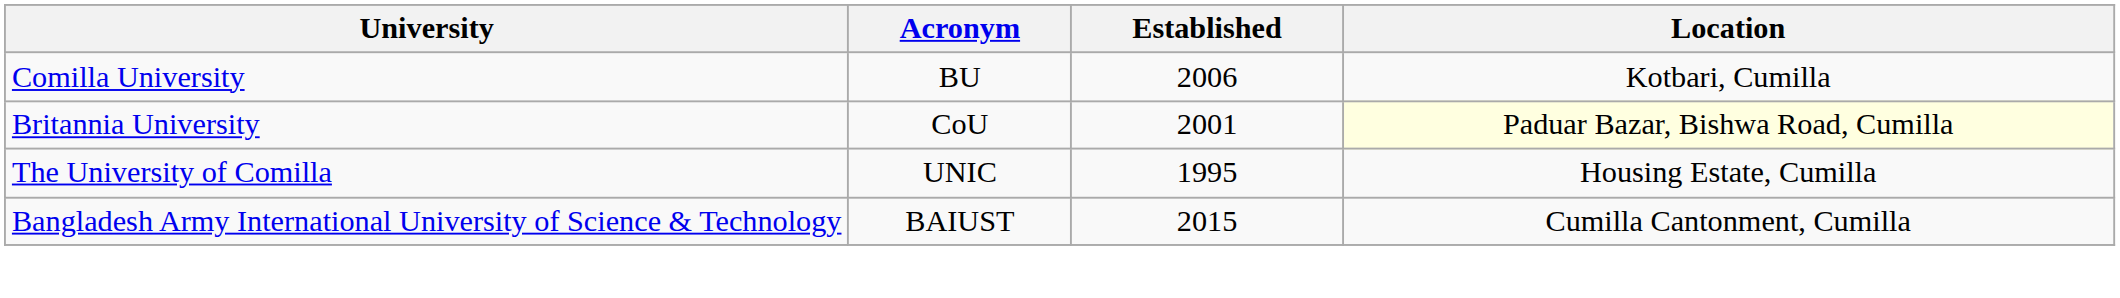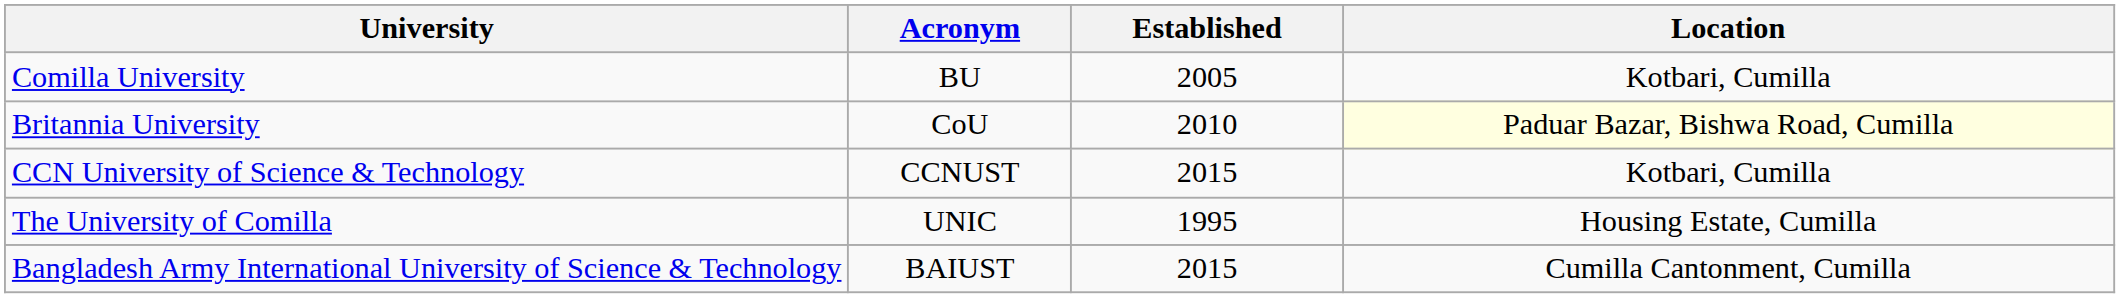(1207, 76) 2006 -> (1207, 76) 2005
(1207, 124) 2001 -> (1207, 124) 2010
+ row: (268, 172)
